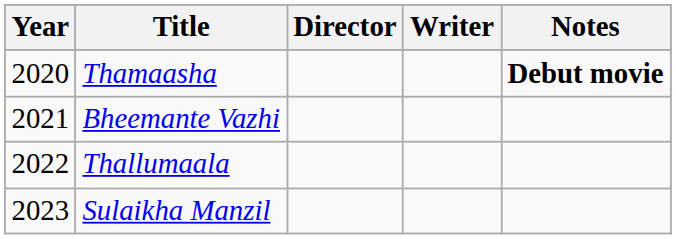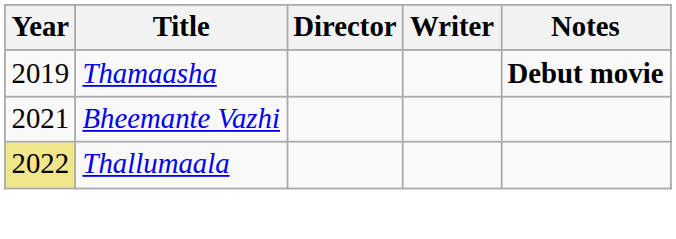(40, 73) 2020 -> (40, 73) 2019
(40, 164) no background -> (40, 164) khaki background
- row: (176, 210)
